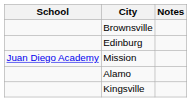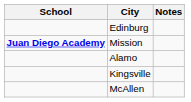- row: (128, 27)
(53, 58) normal -> (56, 43) bold
+ row: (127, 89)
